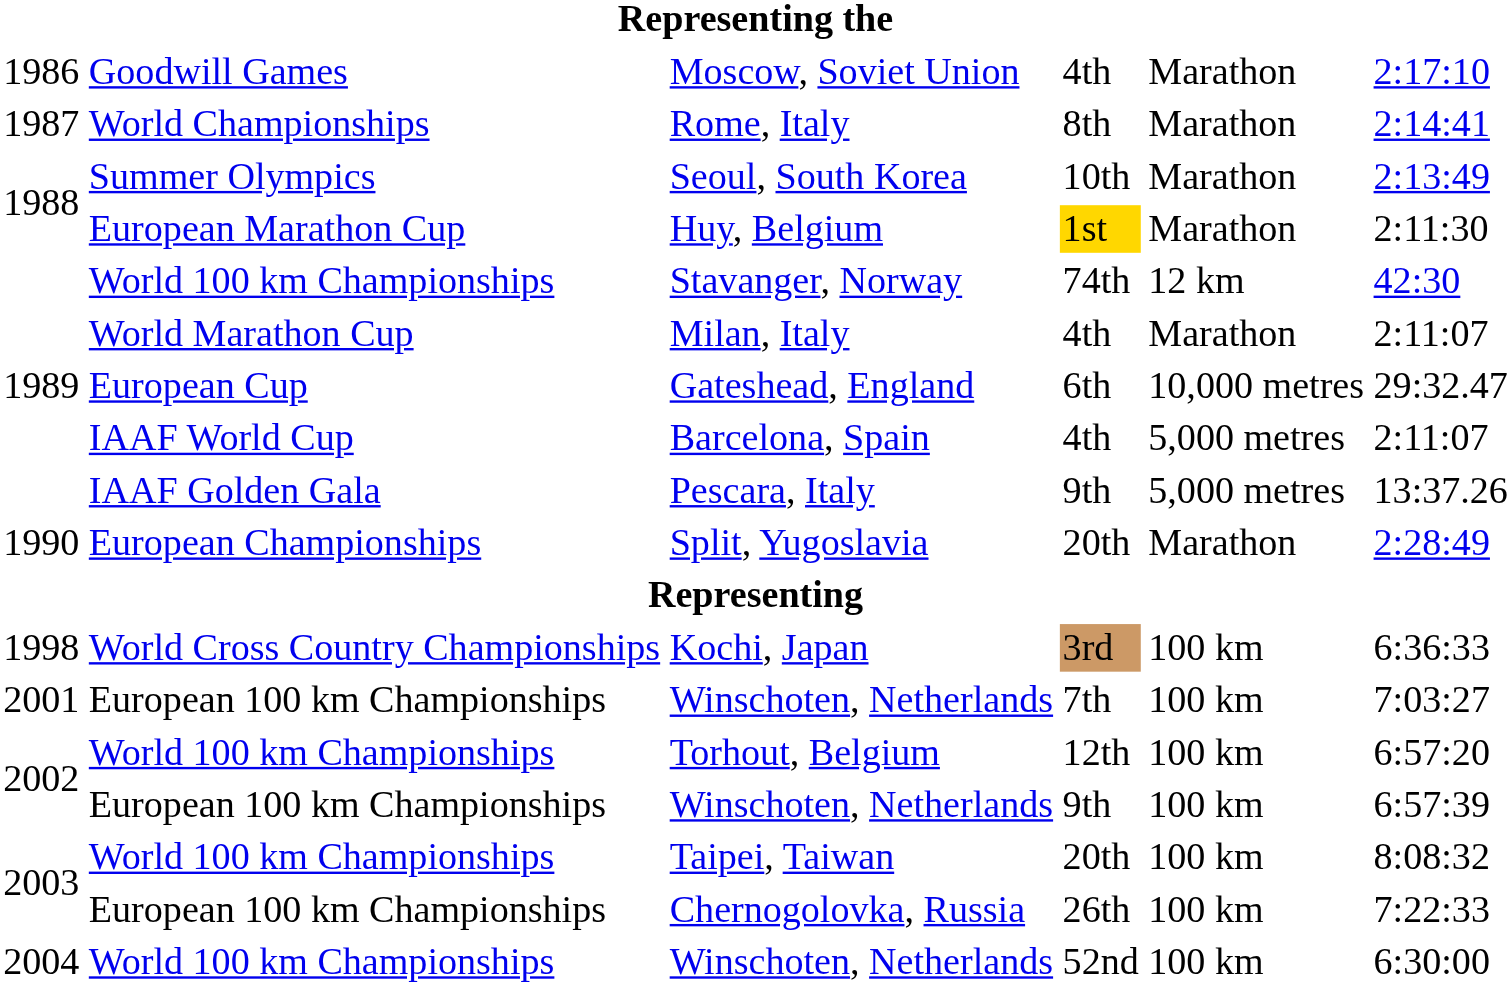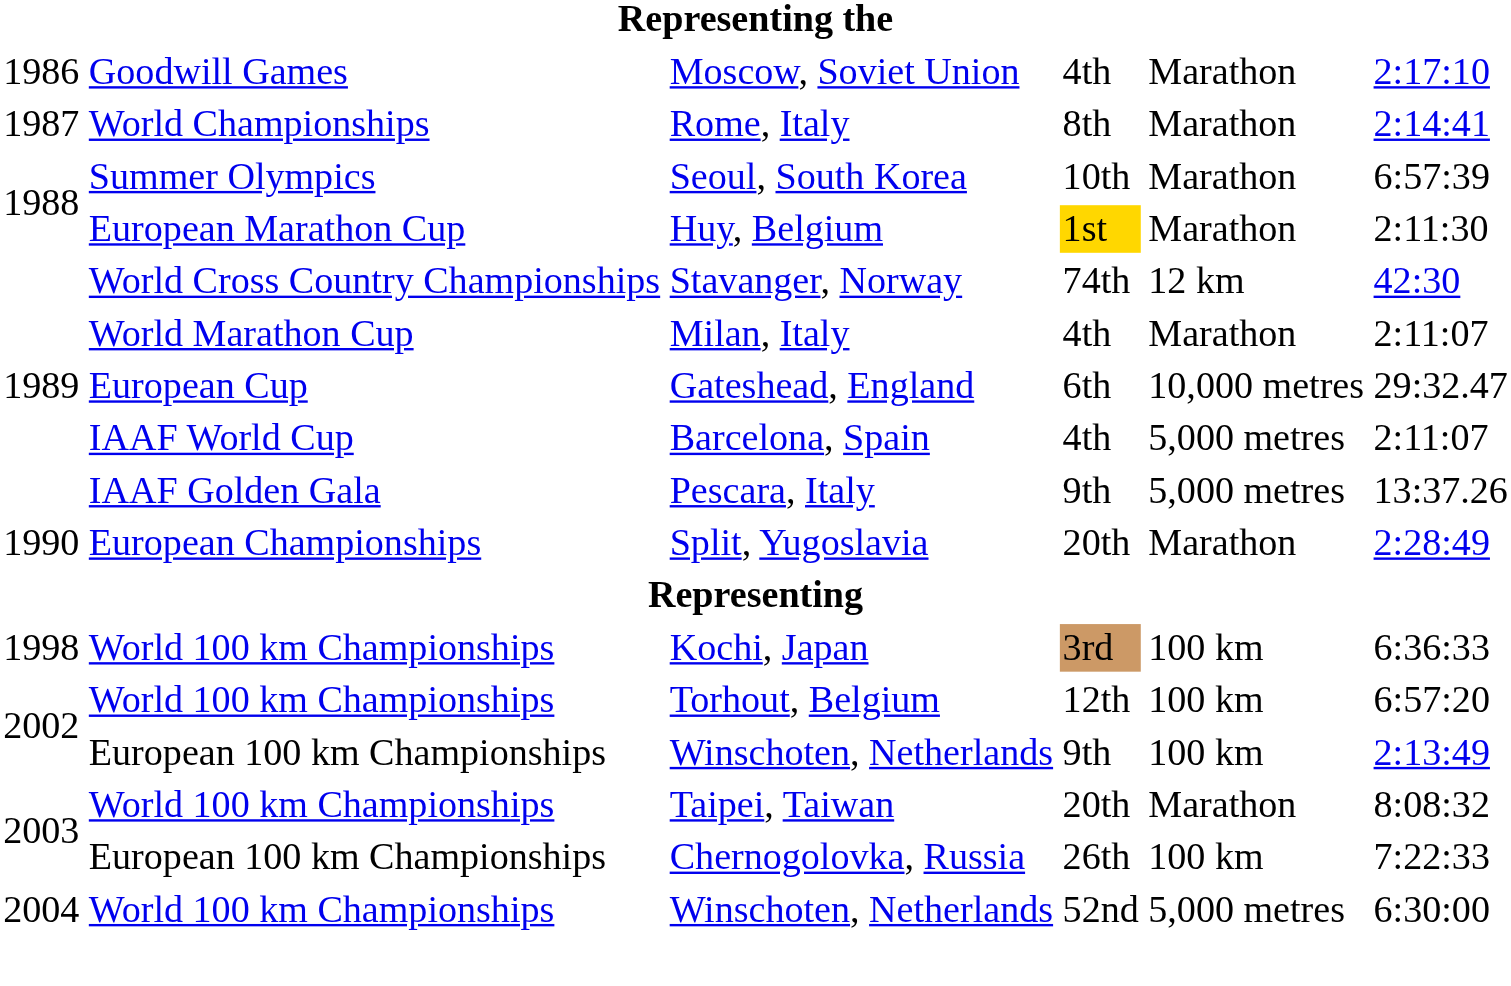(1432, 175) 2:13:49 -> (1432, 175) 6:57:39
(322, 280) World 100 km Championships -> (374, 280) World Cross Country Championships
(374, 647) World Cross Country Championships -> (322, 647) World 100 km Championships
- row: (861, 699)
(1432, 804) 6:57:39 -> (1432, 751) 2:13:49
(1206, 856) 100 km -> (1222, 804) Marathon
(1206, 961) 100 km -> (1247, 908) 5,000 metres
